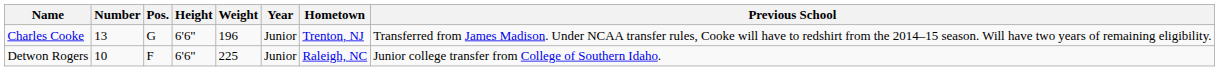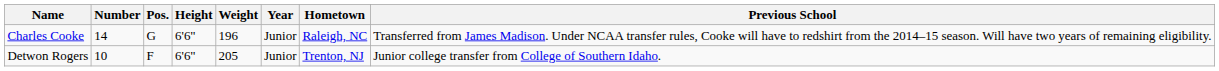(101, 35) 13 -> (101, 35) 14
(333, 35) Trenton, NJ -> (335, 35) Raleigh, NC
(228, 55) 225 -> (228, 55) 205
(335, 55) Raleigh, NC -> (333, 55) Trenton, NJ
